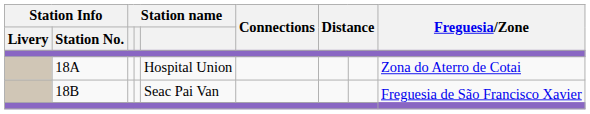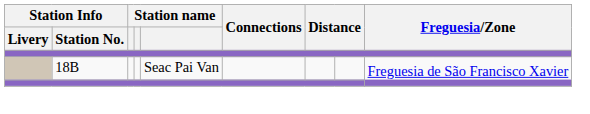- row: (28, 68)
